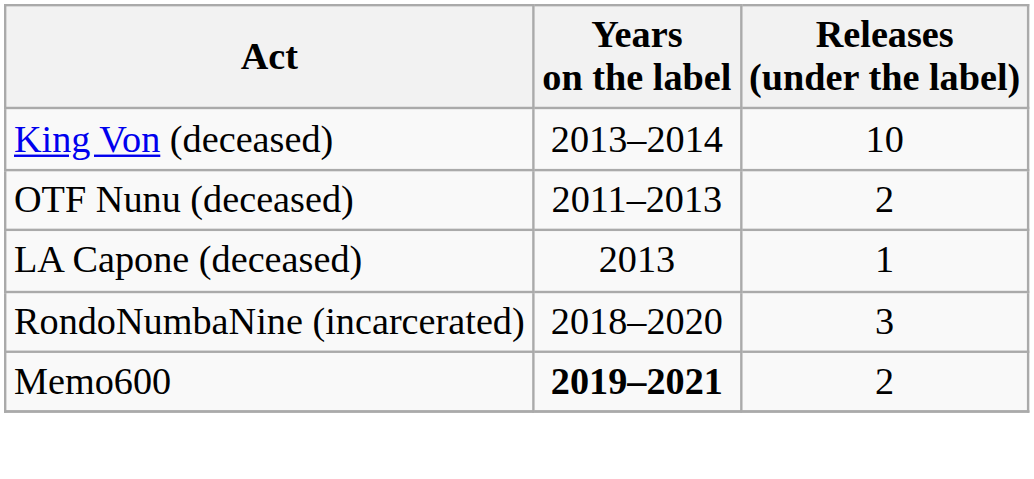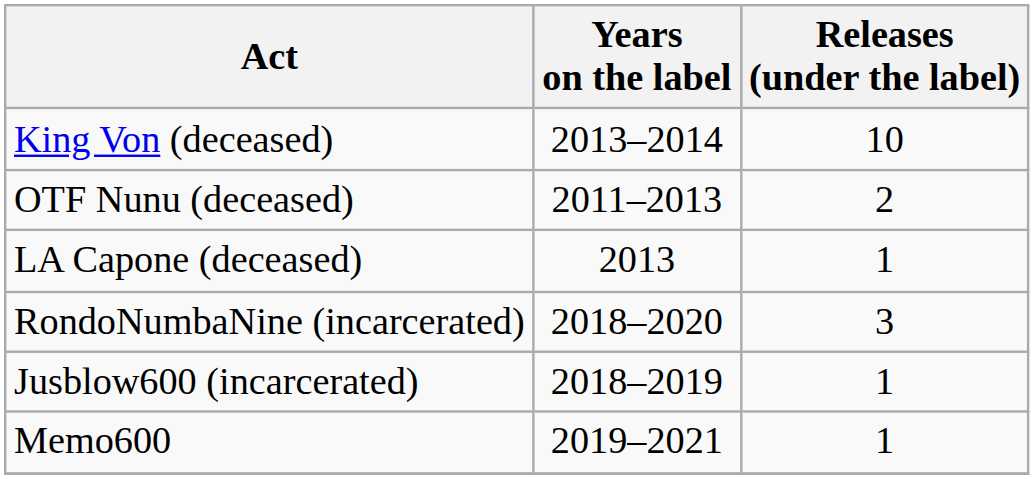+ row: (216, 381)
(637, 381) bold -> (637, 441) normal
(885, 381) 2 -> (885, 441) 1
